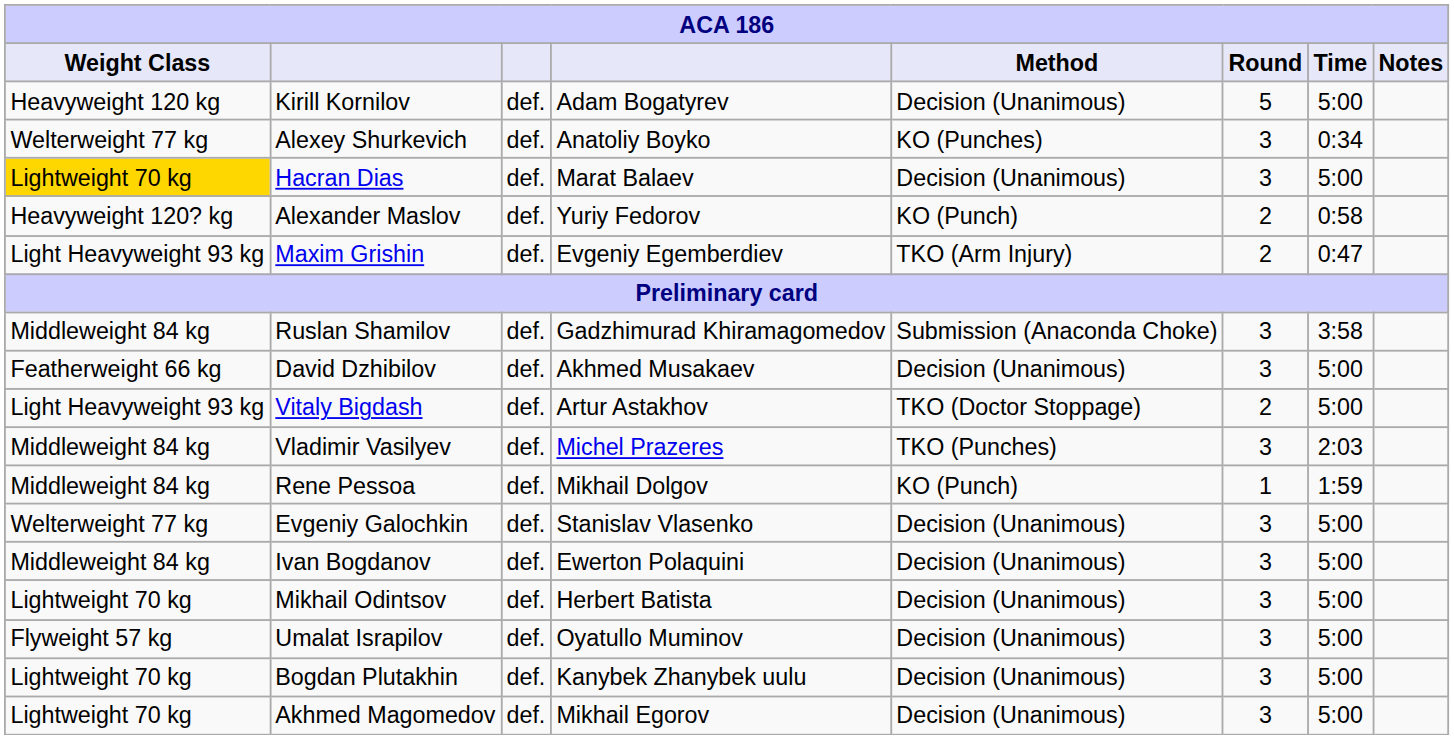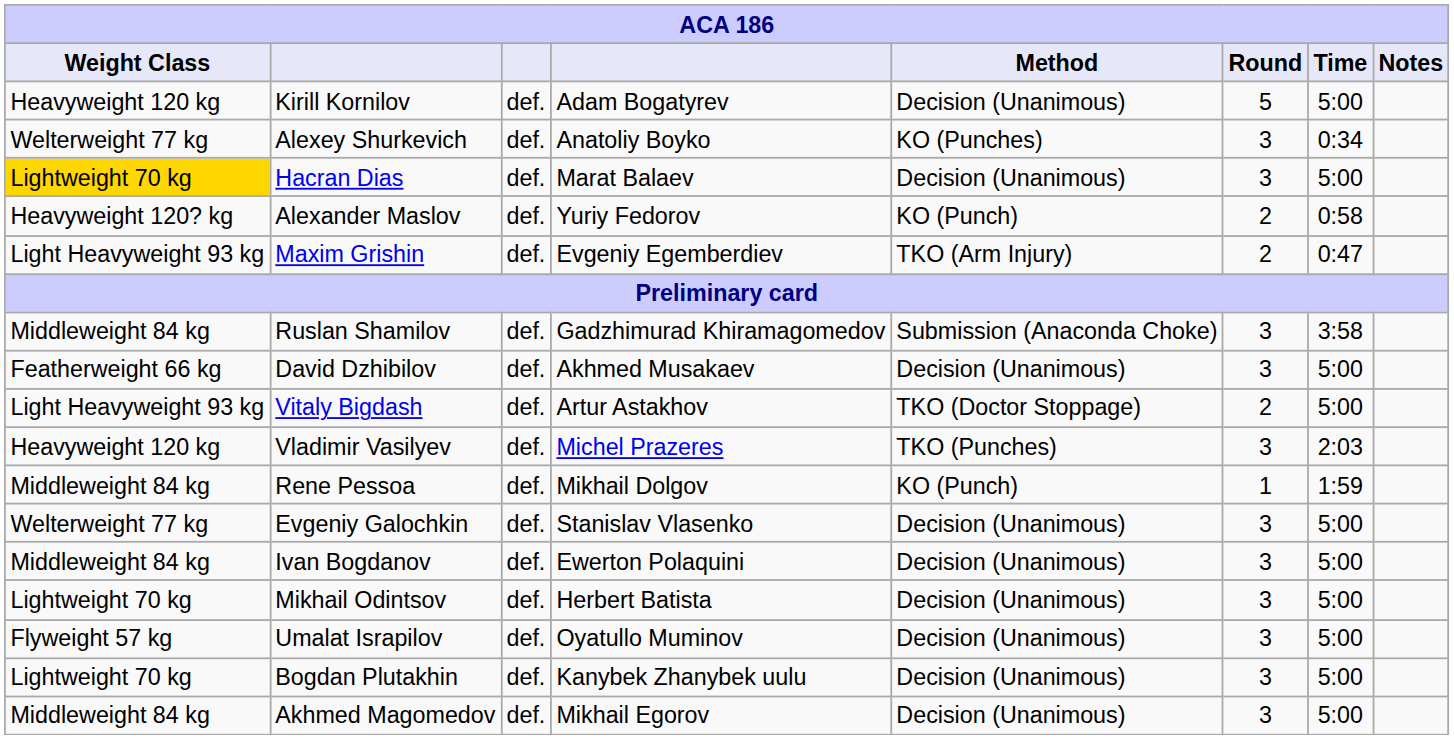(110, 446) Middleweight 84 kg -> (115, 446) Heavyweight 120 kg
(101, 715) Lightweight 70 kg -> (110, 715) Middleweight 84 kg
